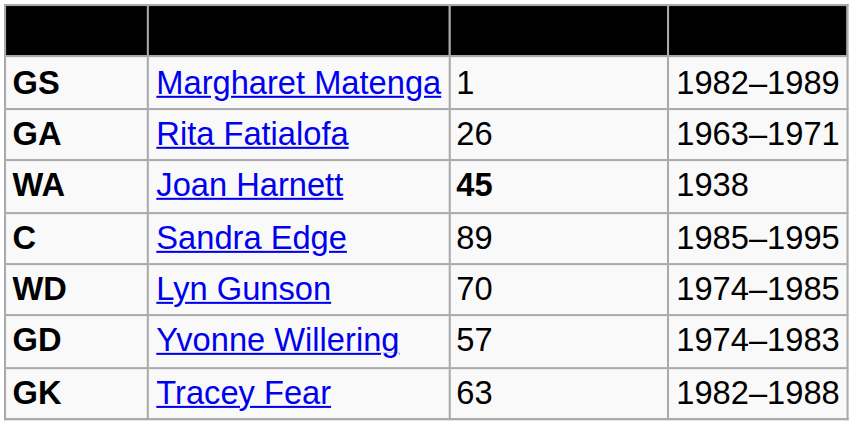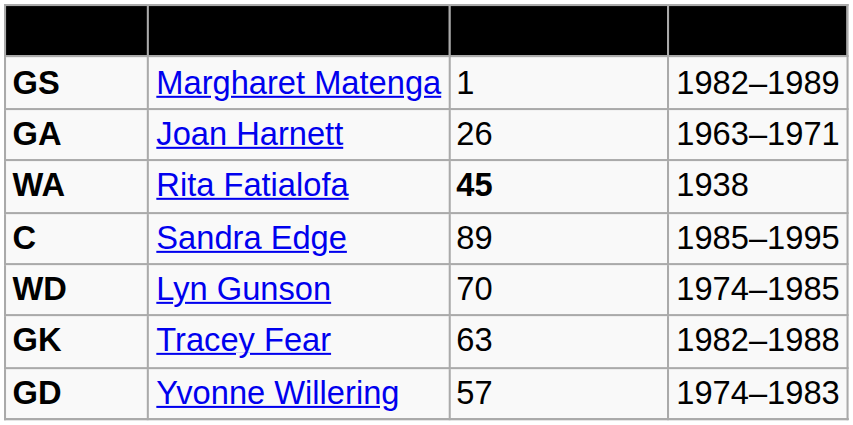(252, 133) Rita Fatialofa -> (250, 133) Joan Harnett
(250, 185) Joan Harnett -> (252, 185) Rita Fatialofa
rows swapped: (37, 340) <-> (37, 392)
